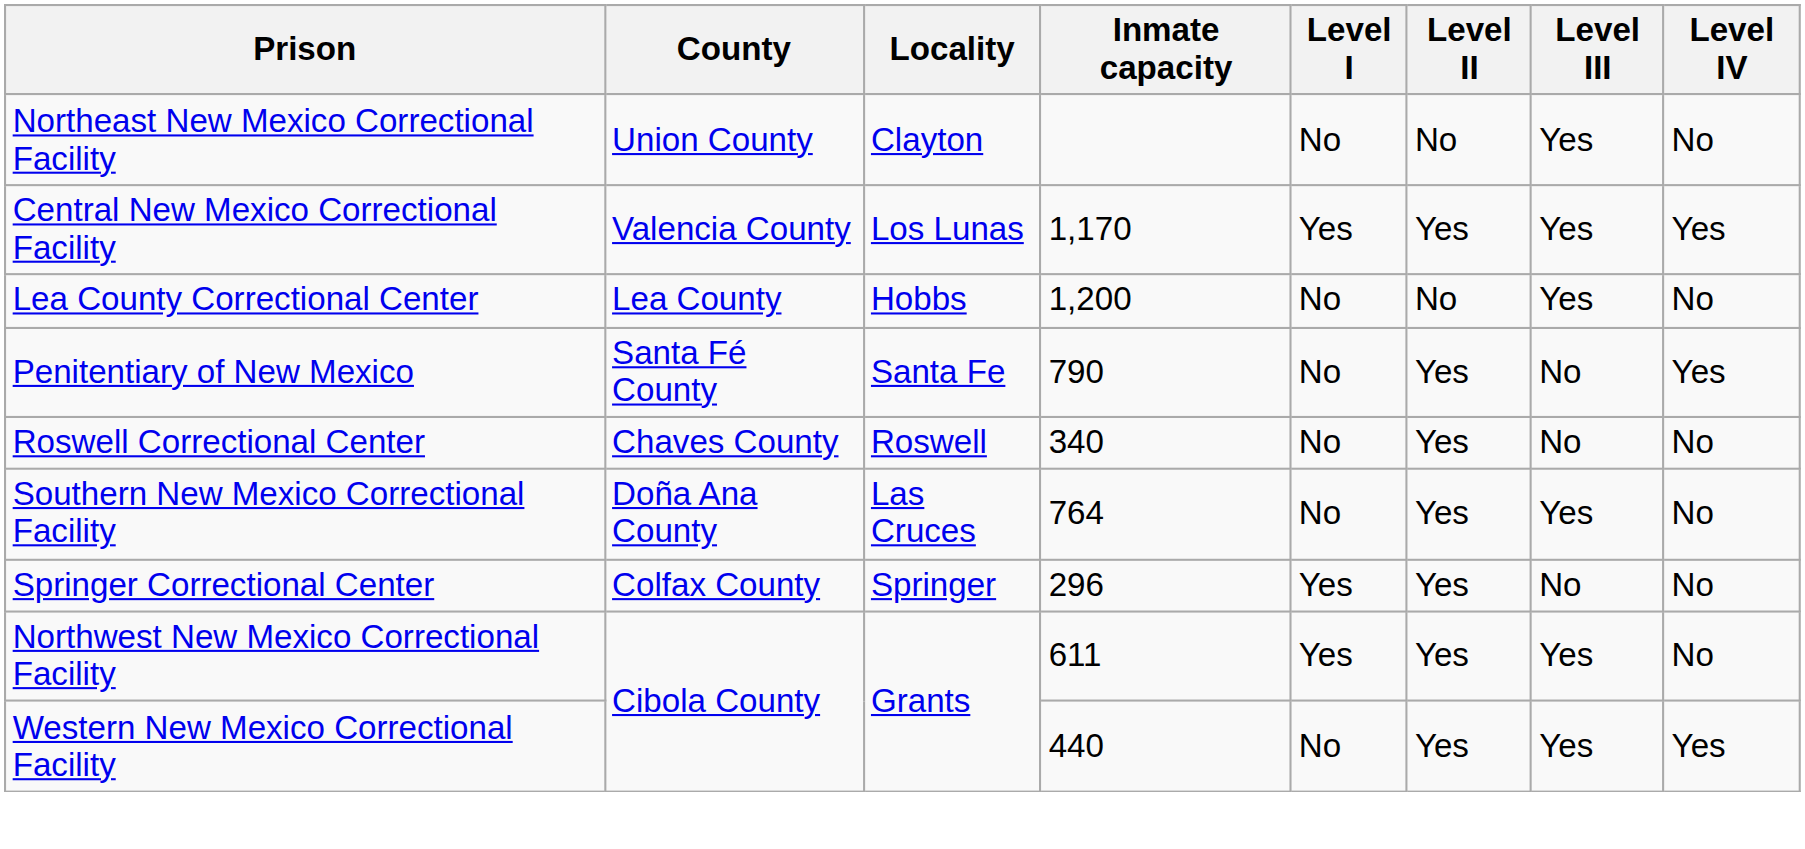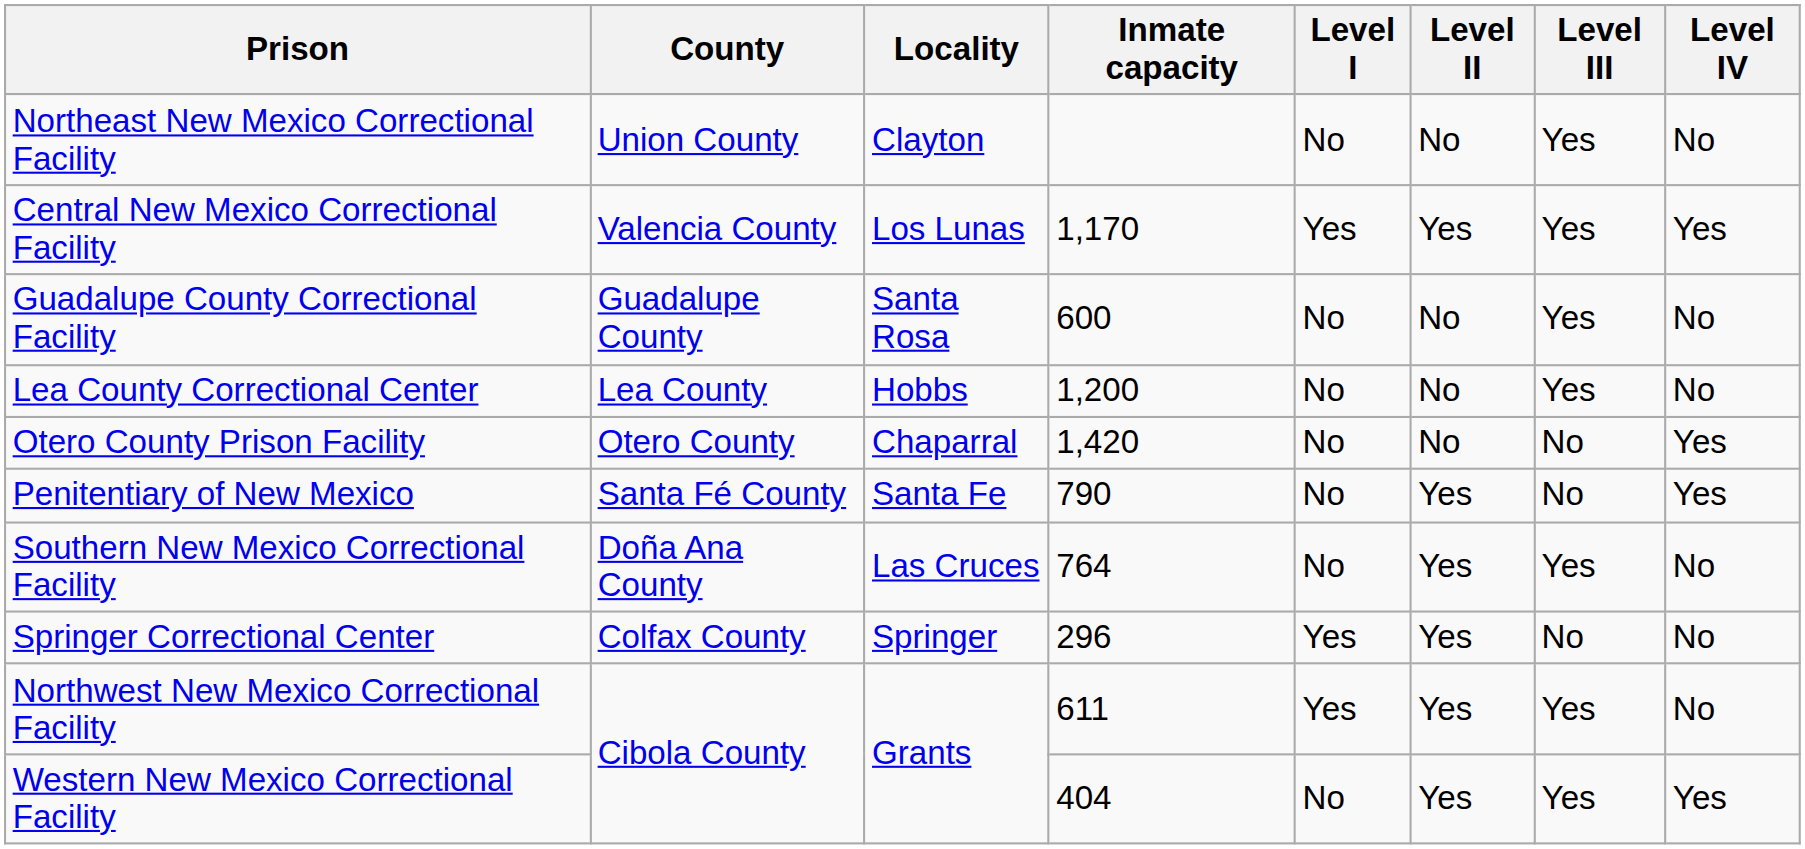+ row: (245, 318)
+ row: (219, 442)
- row: (219, 442)
(1076, 745) 440 -> (1084, 798) 404
